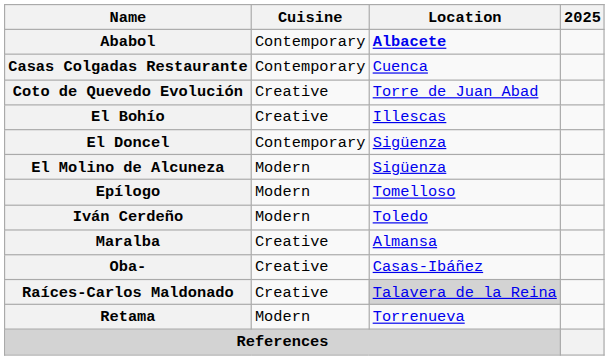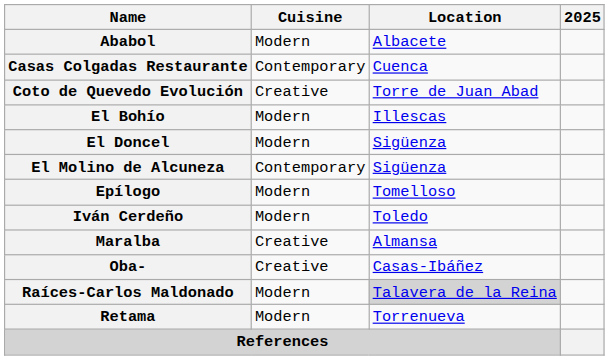(310, 42) Contemporary -> (283, 42) Modern
(410, 42) bold -> (410, 42) normal
(292, 117) Creative -> (283, 117) Modern
(310, 142) Contemporary -> (283, 142) Modern
(283, 167) Modern -> (310, 167) Contemporary
(292, 292) Creative -> (283, 292) Modern
